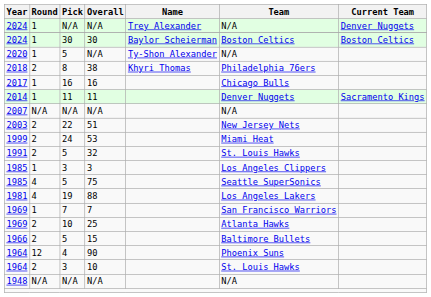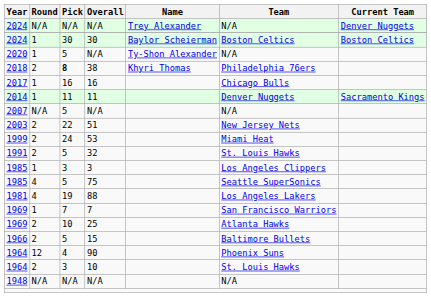(34, 26) 1 -> (39, 26) N/A
(65, 68) normal -> (65, 68) bold
(70, 111) N/A -> (65, 111) 5
